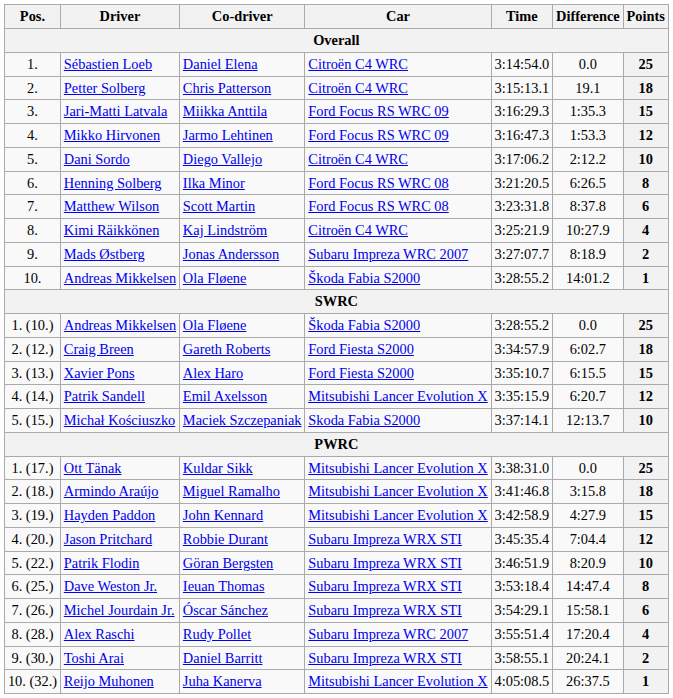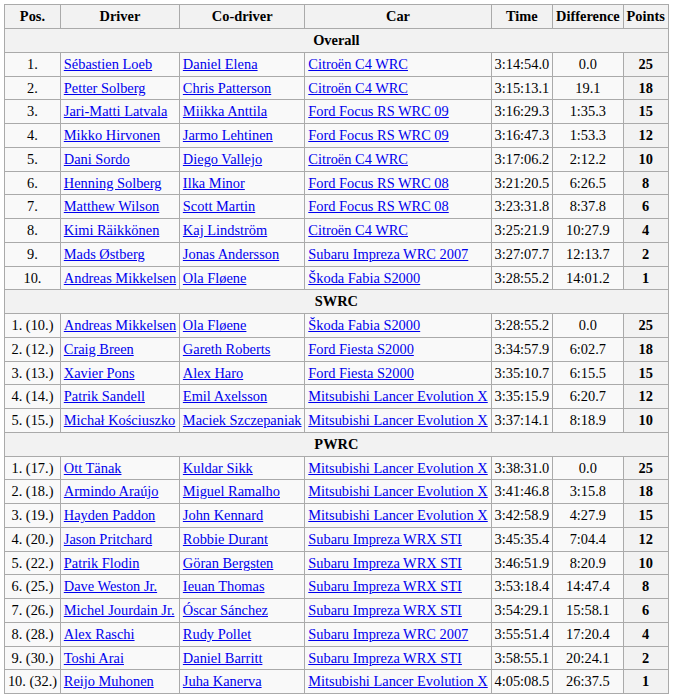(588, 254) 8:18.9 -> (588, 254) 12:13.7
(364, 420) Skoda Fabia S2000 -> (398, 420) Mitsubishi Lancer Evolution X
(588, 420) 12:13.7 -> (588, 420) 8:18.9
